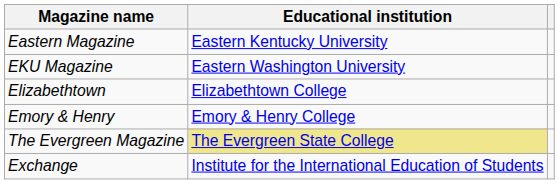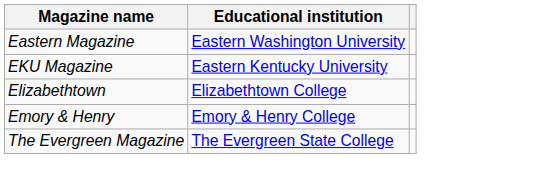(289, 41) Eastern Kentucky University -> (298, 41) Eastern Washington University
(298, 66) Eastern Washington University -> (289, 66) Eastern Kentucky University
(293, 141) khaki background -> (293, 141) no background
- row: (43, 166)
